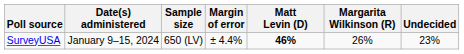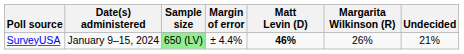(183, 41) no background -> (183, 41) lightgreen background
(430, 41) 23% -> (430, 41) 21%
